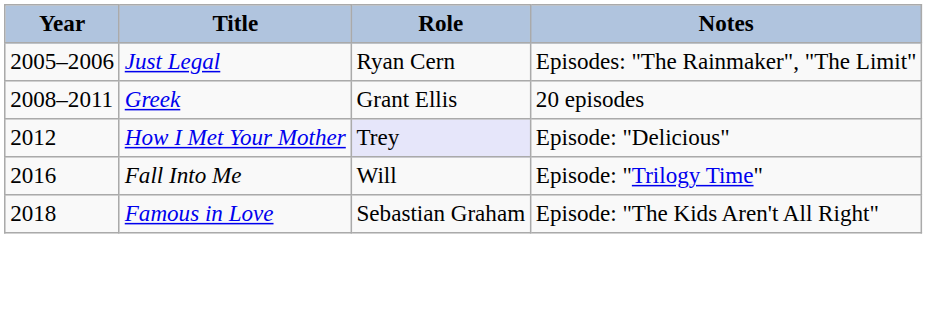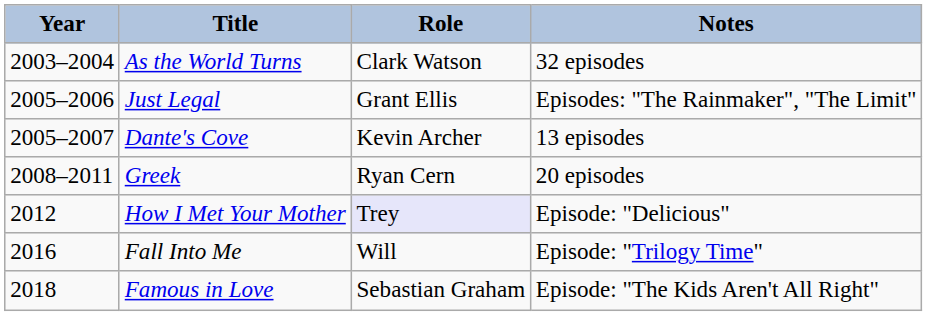+ row: (213, 61)
(406, 61) Ryan Cern -> (407, 99) Grant Ellis
+ row: (187, 138)
(407, 99) Grant Ellis -> (406, 176) Ryan Cern
